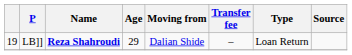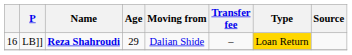(12, 41) 19 -> (12, 41) 16
(282, 41) no background -> (282, 41) gold background
